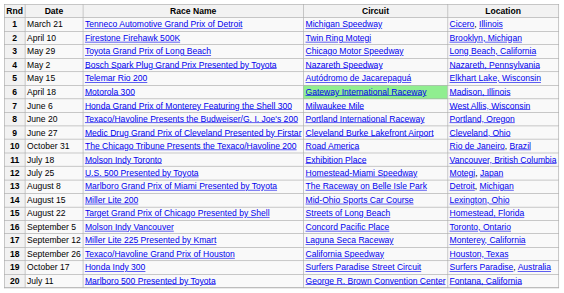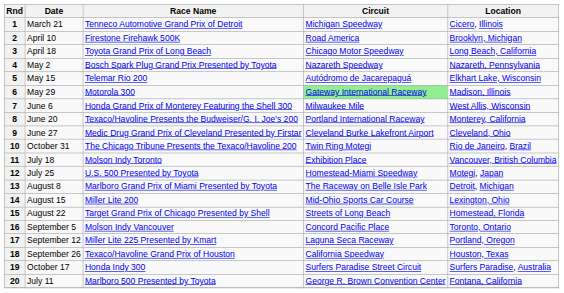(338, 38) Twin Ring Motegi -> (332, 38) Road America
(41, 51) May 29 -> (42, 51) April 18
(42, 92) April 18 -> (41, 92) May 29
(482, 119) Portland, Oregon -> (488, 119) Monterey, California
(332, 146) Road America -> (338, 146) Twin Ring Motegi
(488, 240) Monterey, California -> (482, 240) Portland, Oregon
